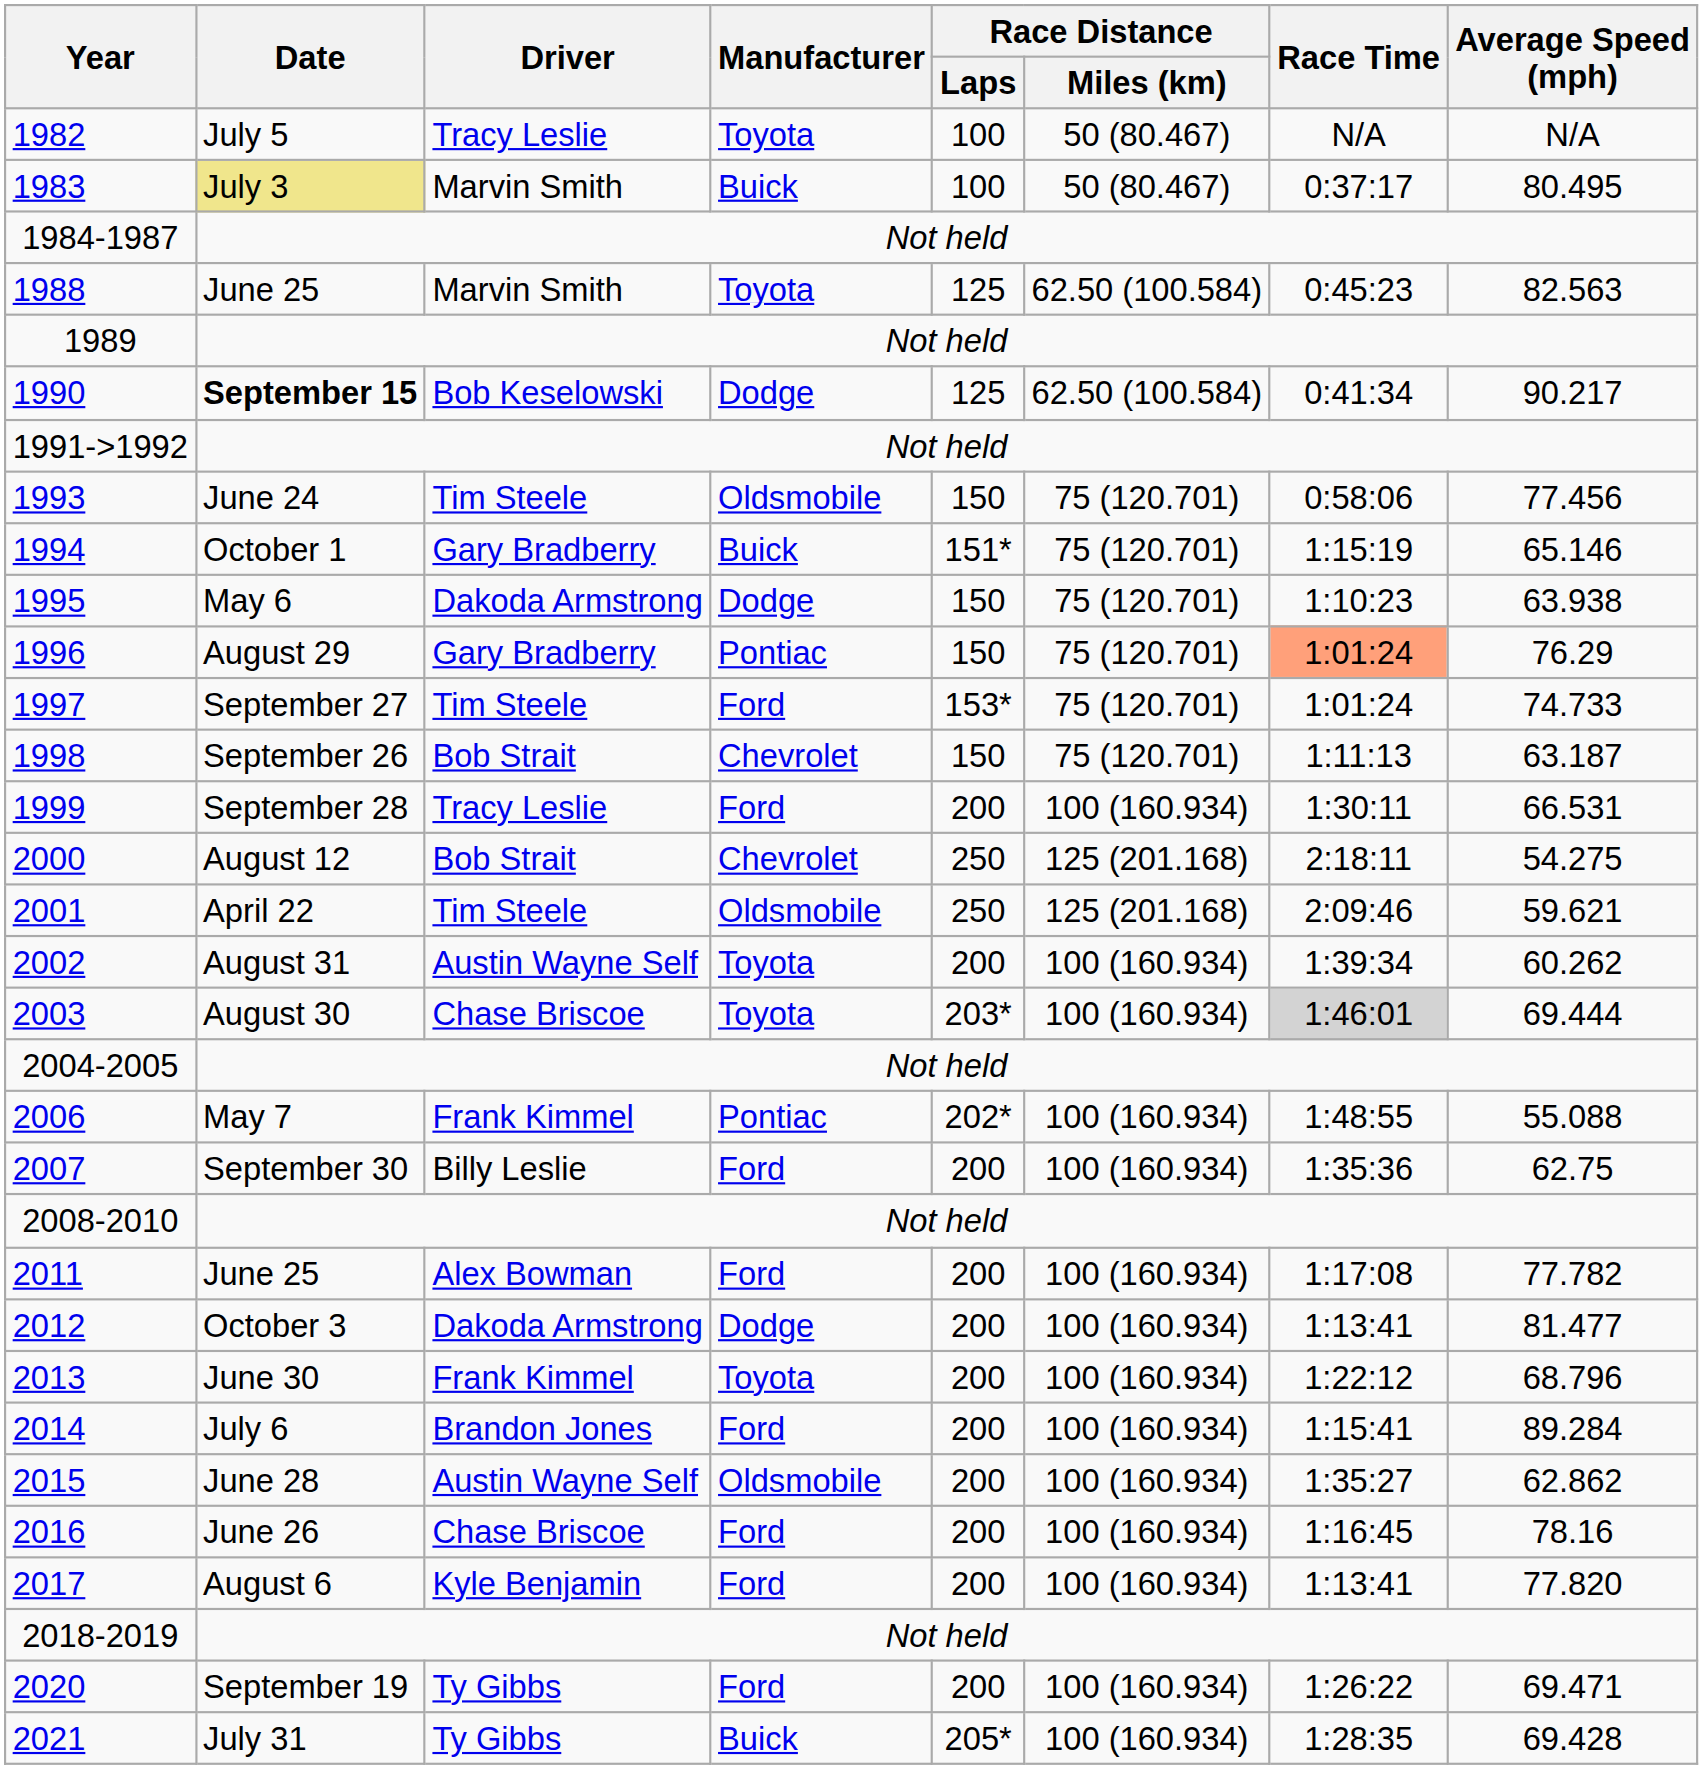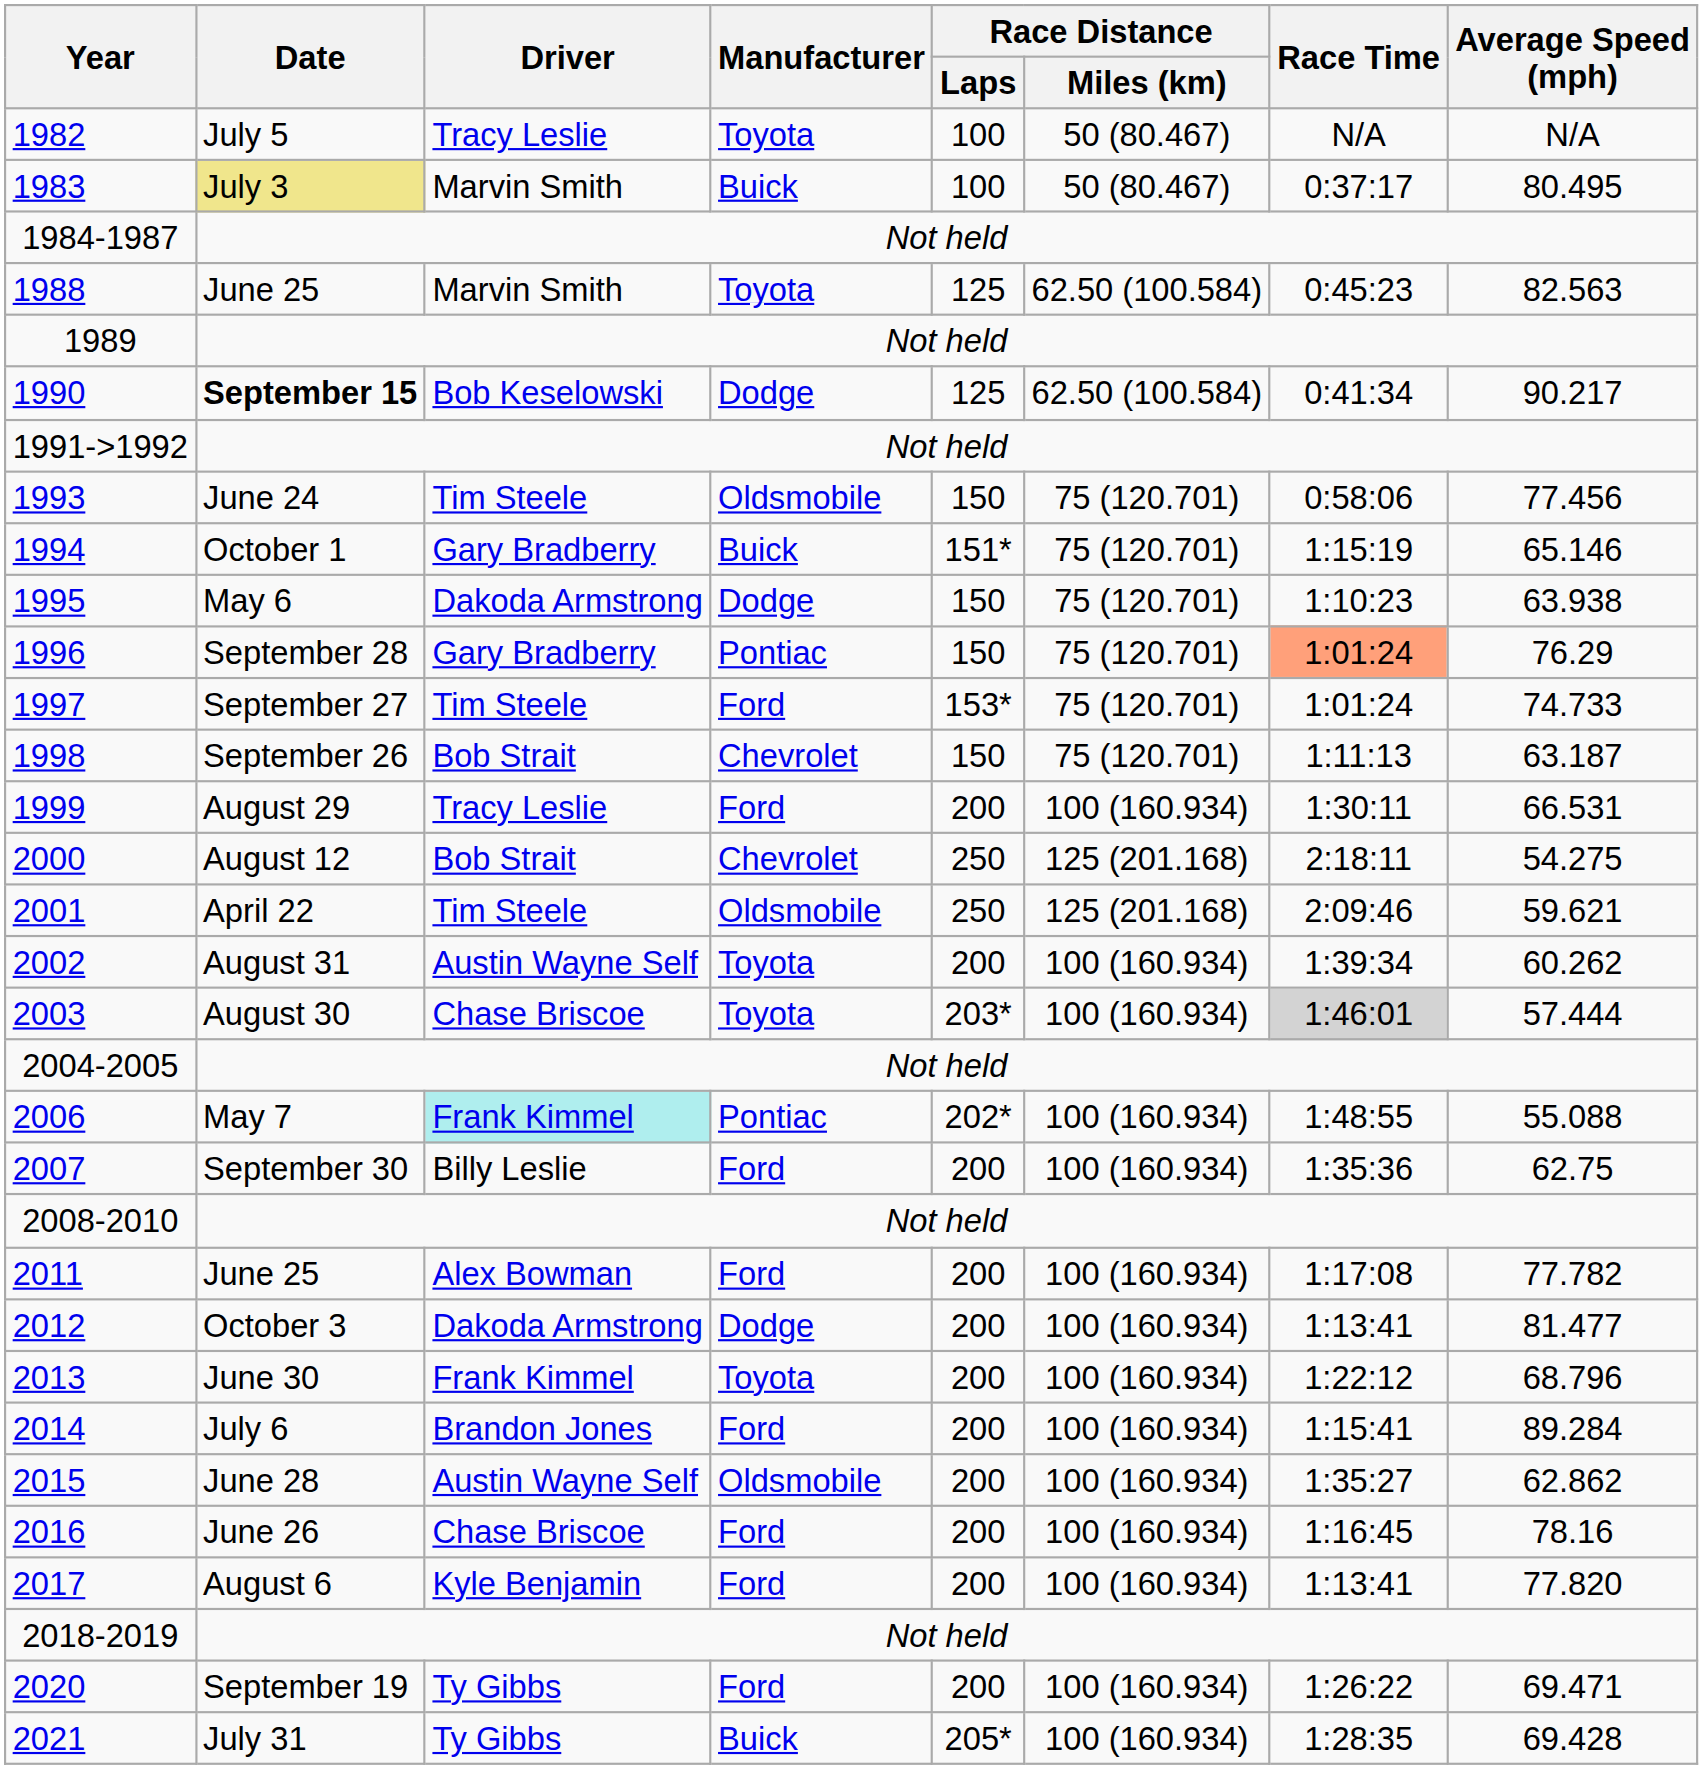(277, 652) August 29 -> (306, 652) September 28
(306, 807) September 28 -> (277, 807) August 29
(1573, 1014) 69.444 -> (1573, 1014) 57.444
(533, 1118) no background -> (533, 1118) paleturquoise background
